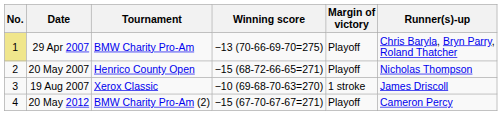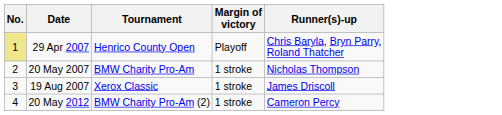- column: (269, 19)
(144, 47) BMW Charity Pro-Am -> (144, 47) Henrico County Open
(144, 70) Henrico County Open -> (144, 70) BMW Charity Pro-Am
(344, 70) Playoff -> (233, 70) 1 stroke
(344, 103) Playoff -> (233, 103) 1 stroke
